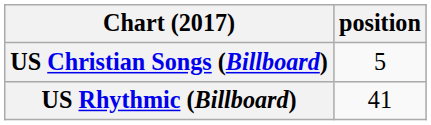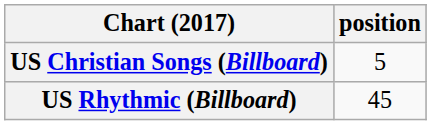(380, 100) 41 -> (380, 100) 45
